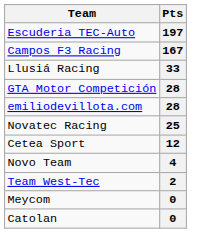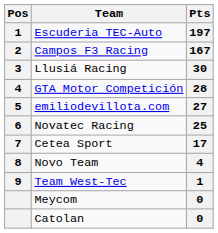+ column: (18, 14)
(173, 70) 33 -> (200, 70) 30
(173, 107) 28 -> (200, 107) 27
(173, 144) 12 -> (200, 144) 17
(173, 182) 2 -> (200, 182) 1
